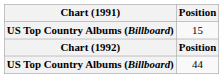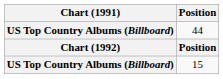rows swapped: (197, 64) <-> (197, 30)
